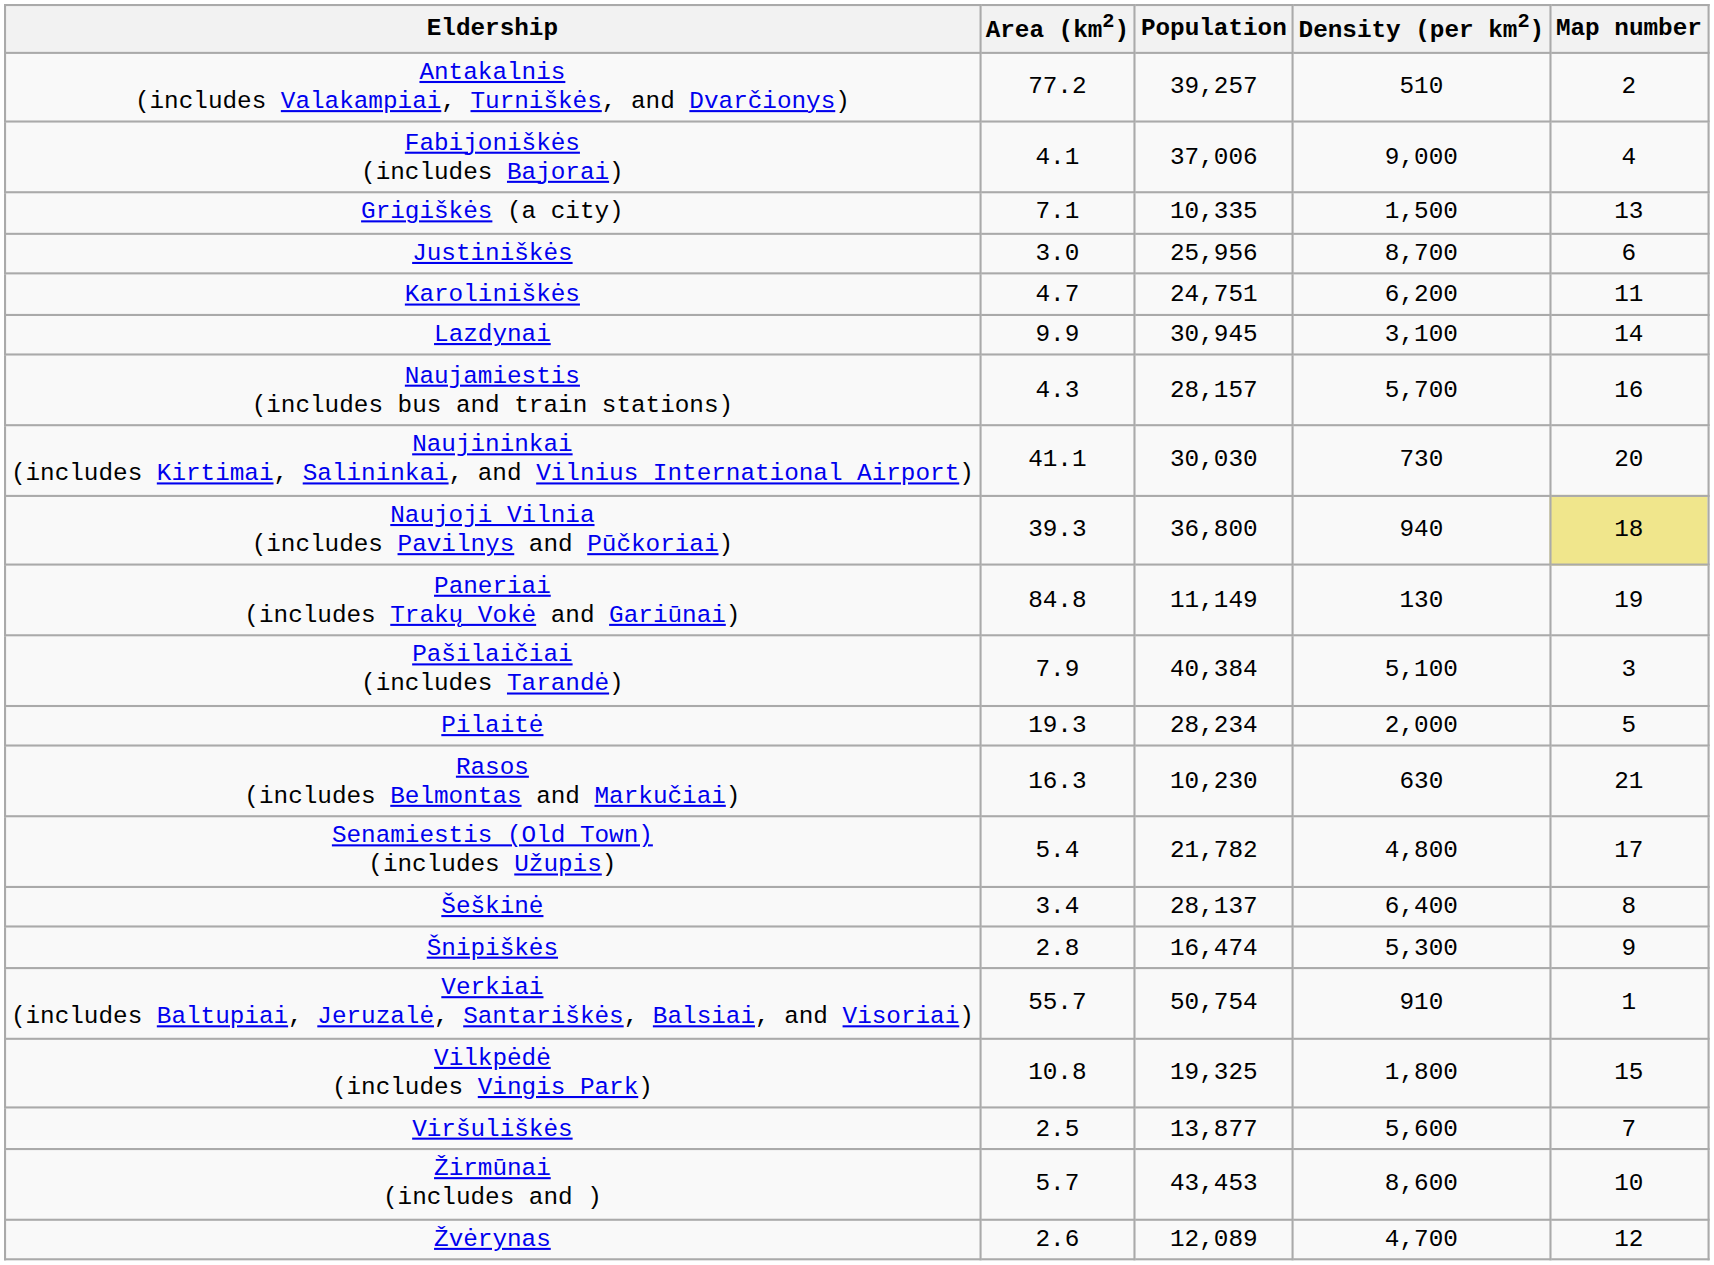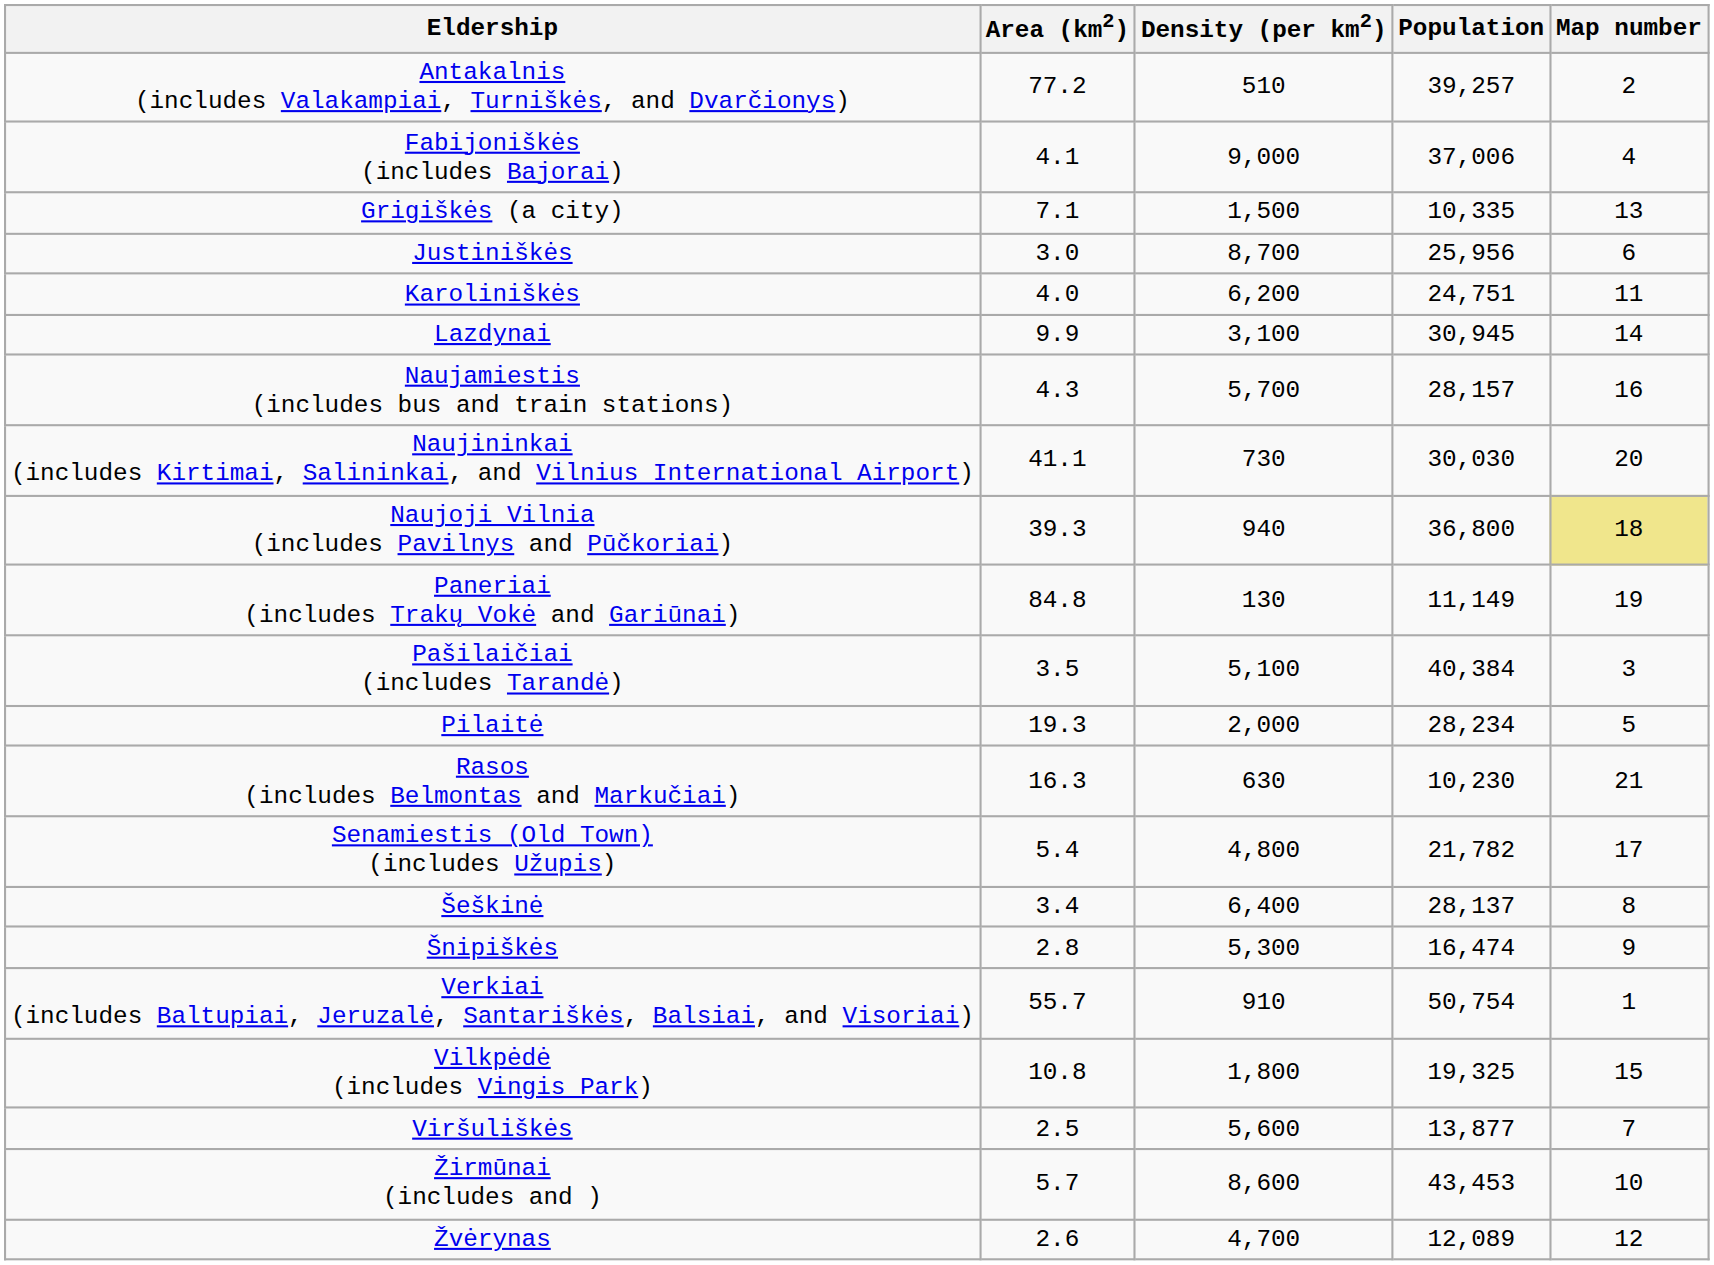columns swapped: (1214, 28) <-> (1421, 28)
(1057, 294) 4.7 -> (1057, 294) 4.0
(1057, 670) 7.9 -> (1057, 670) 3.5
